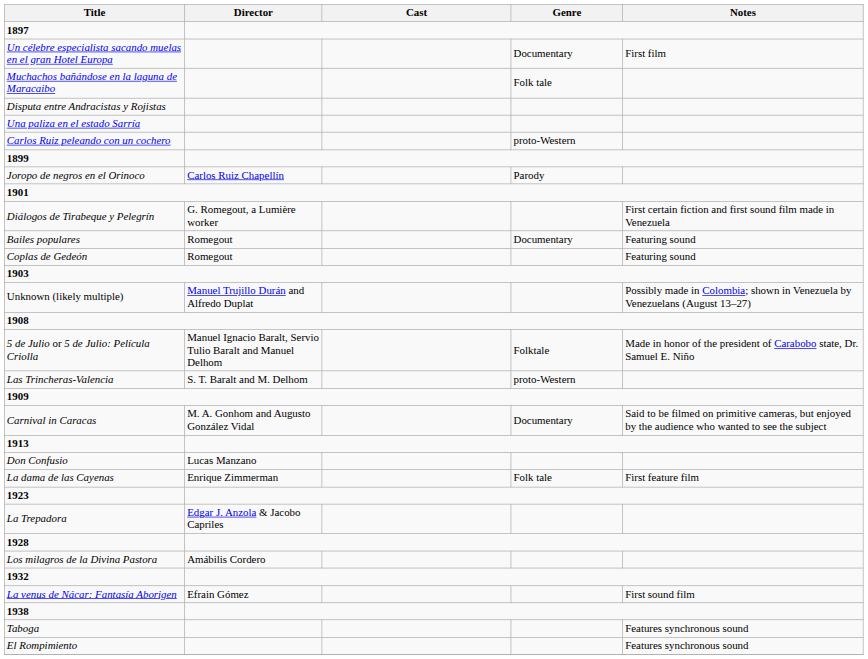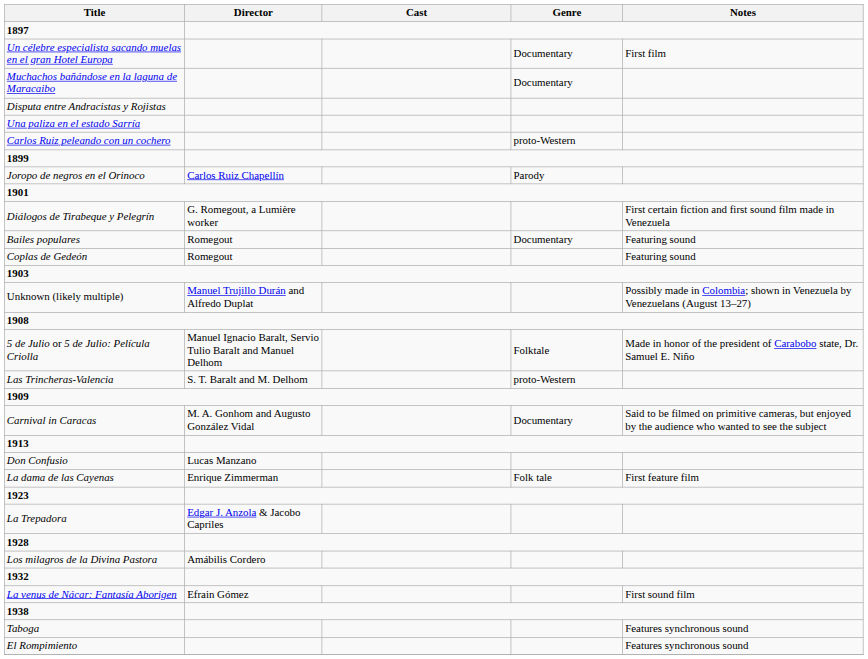(533, 83) Folk tale -> (543, 83) Documentary
